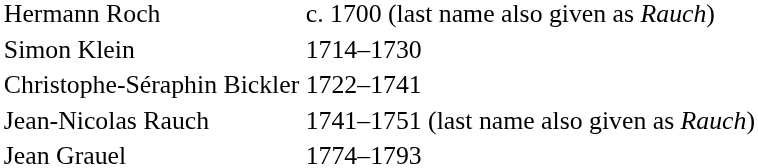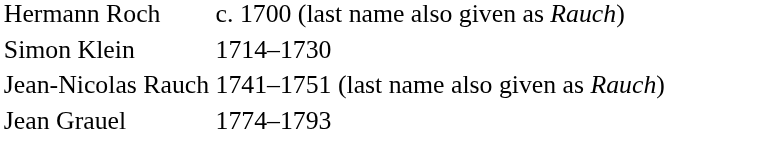- row: (152, 84)
